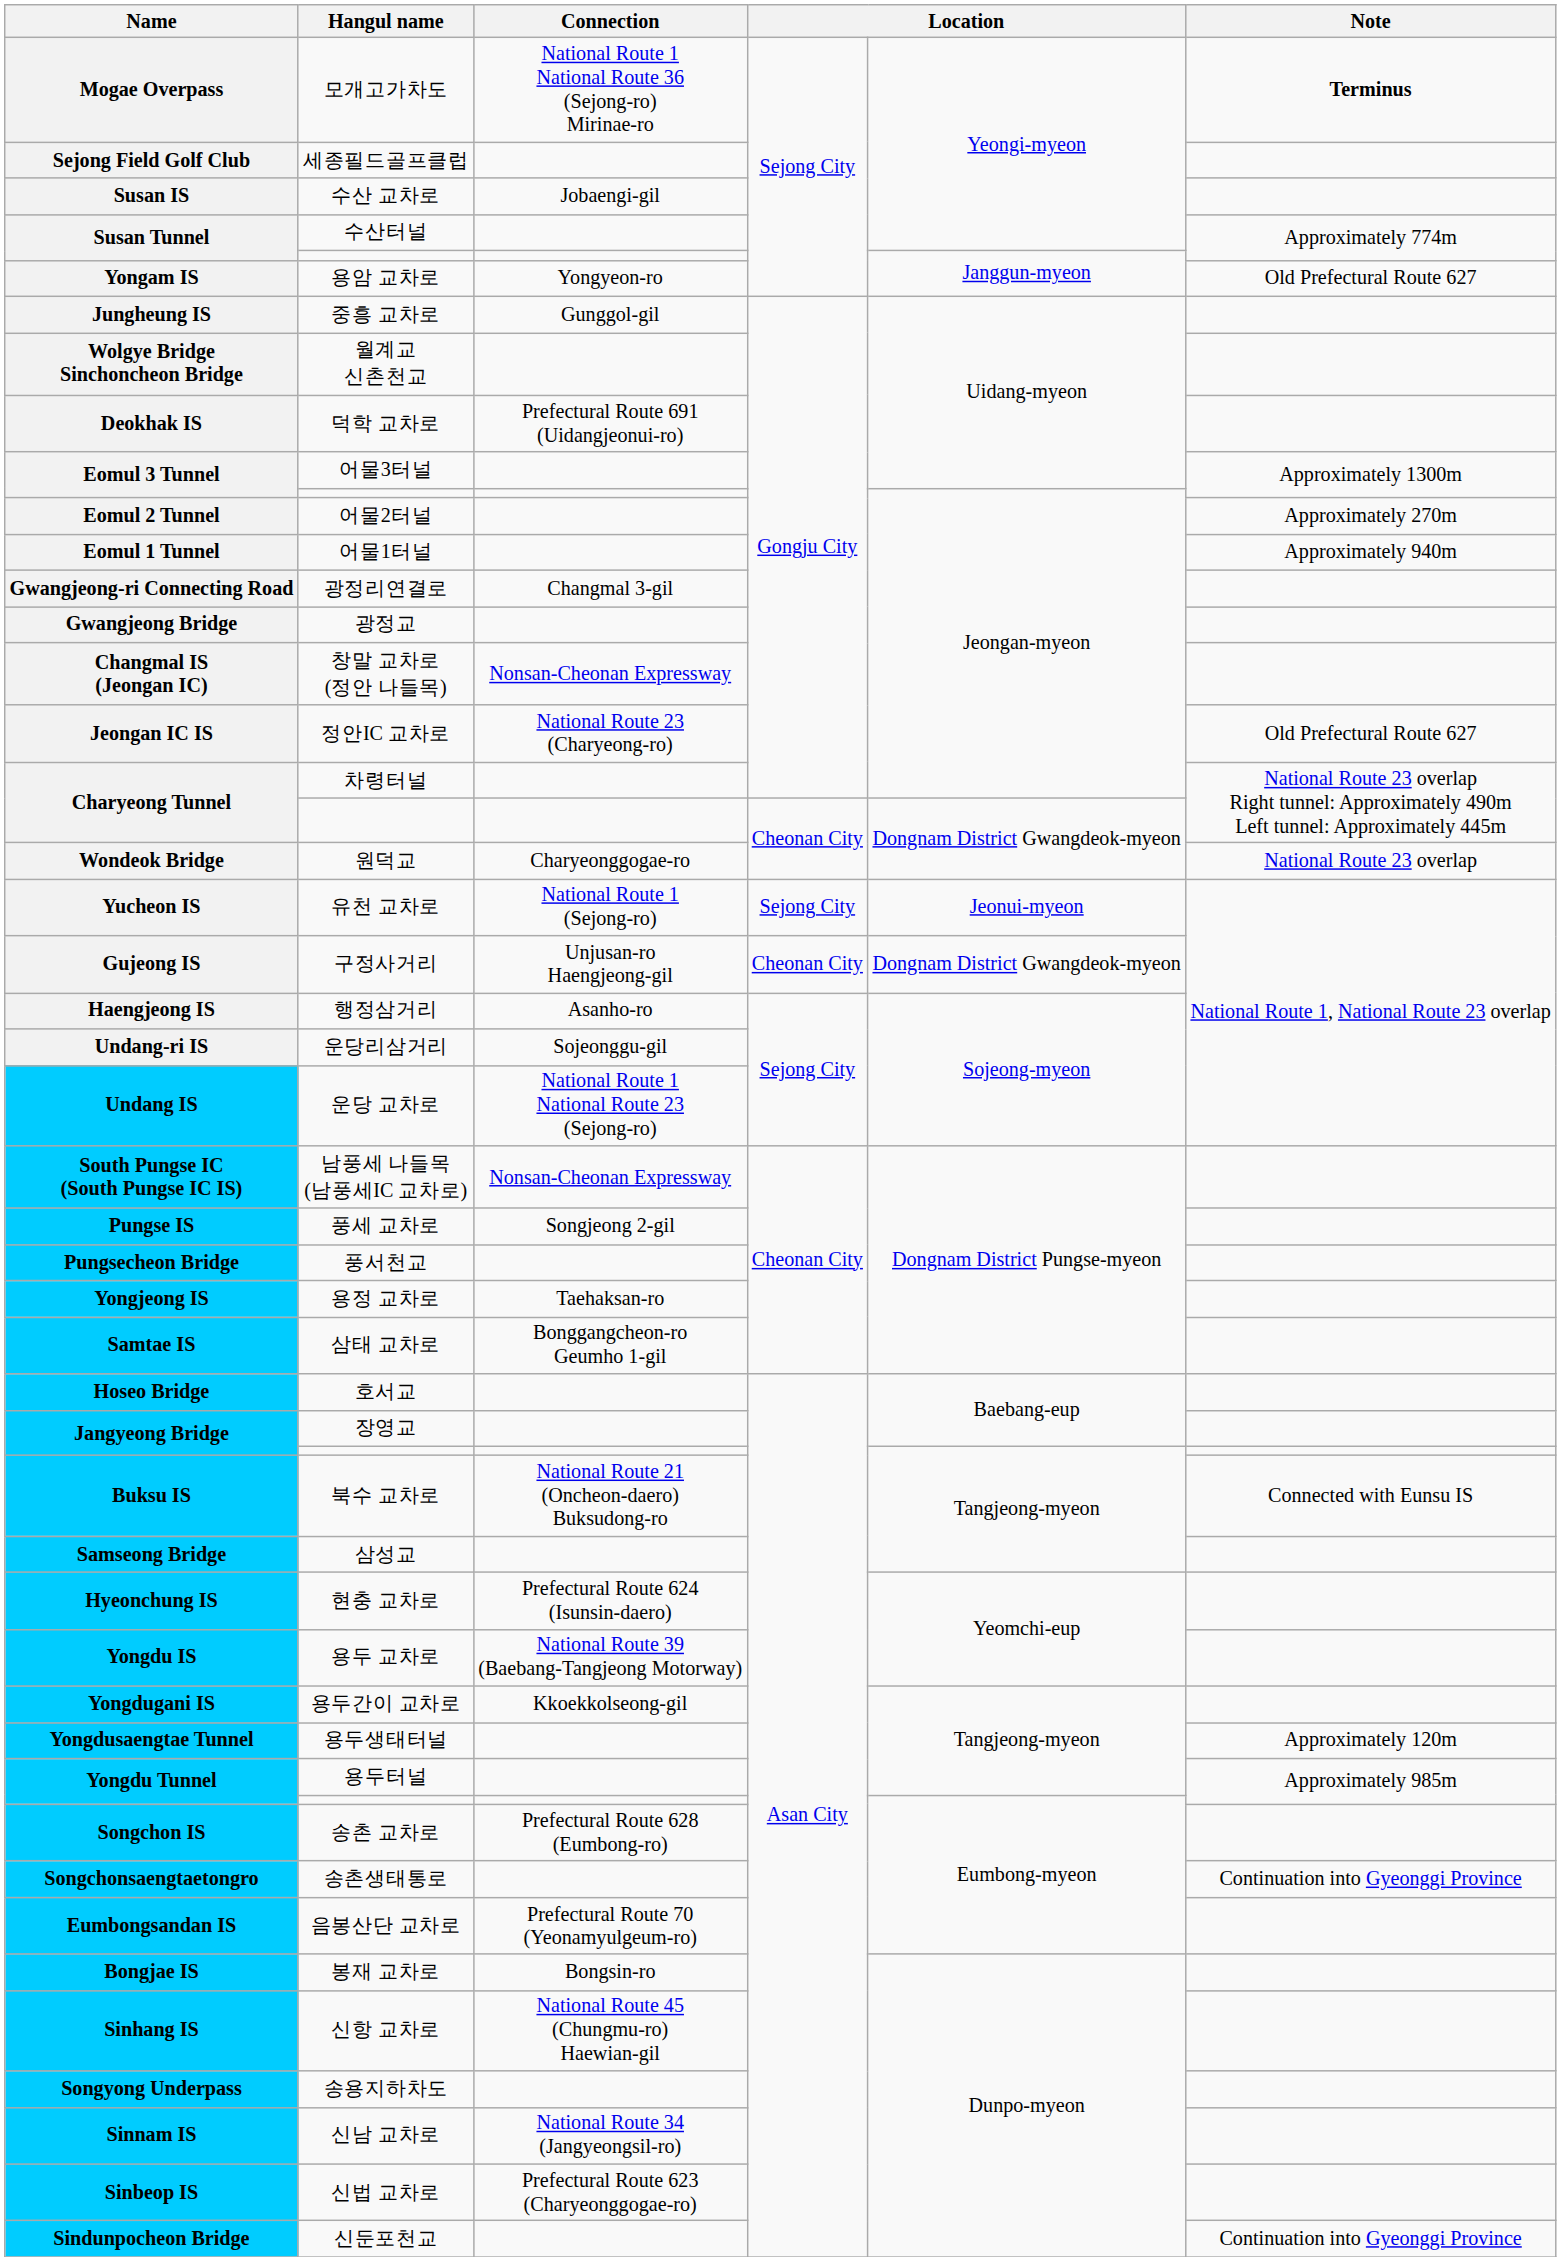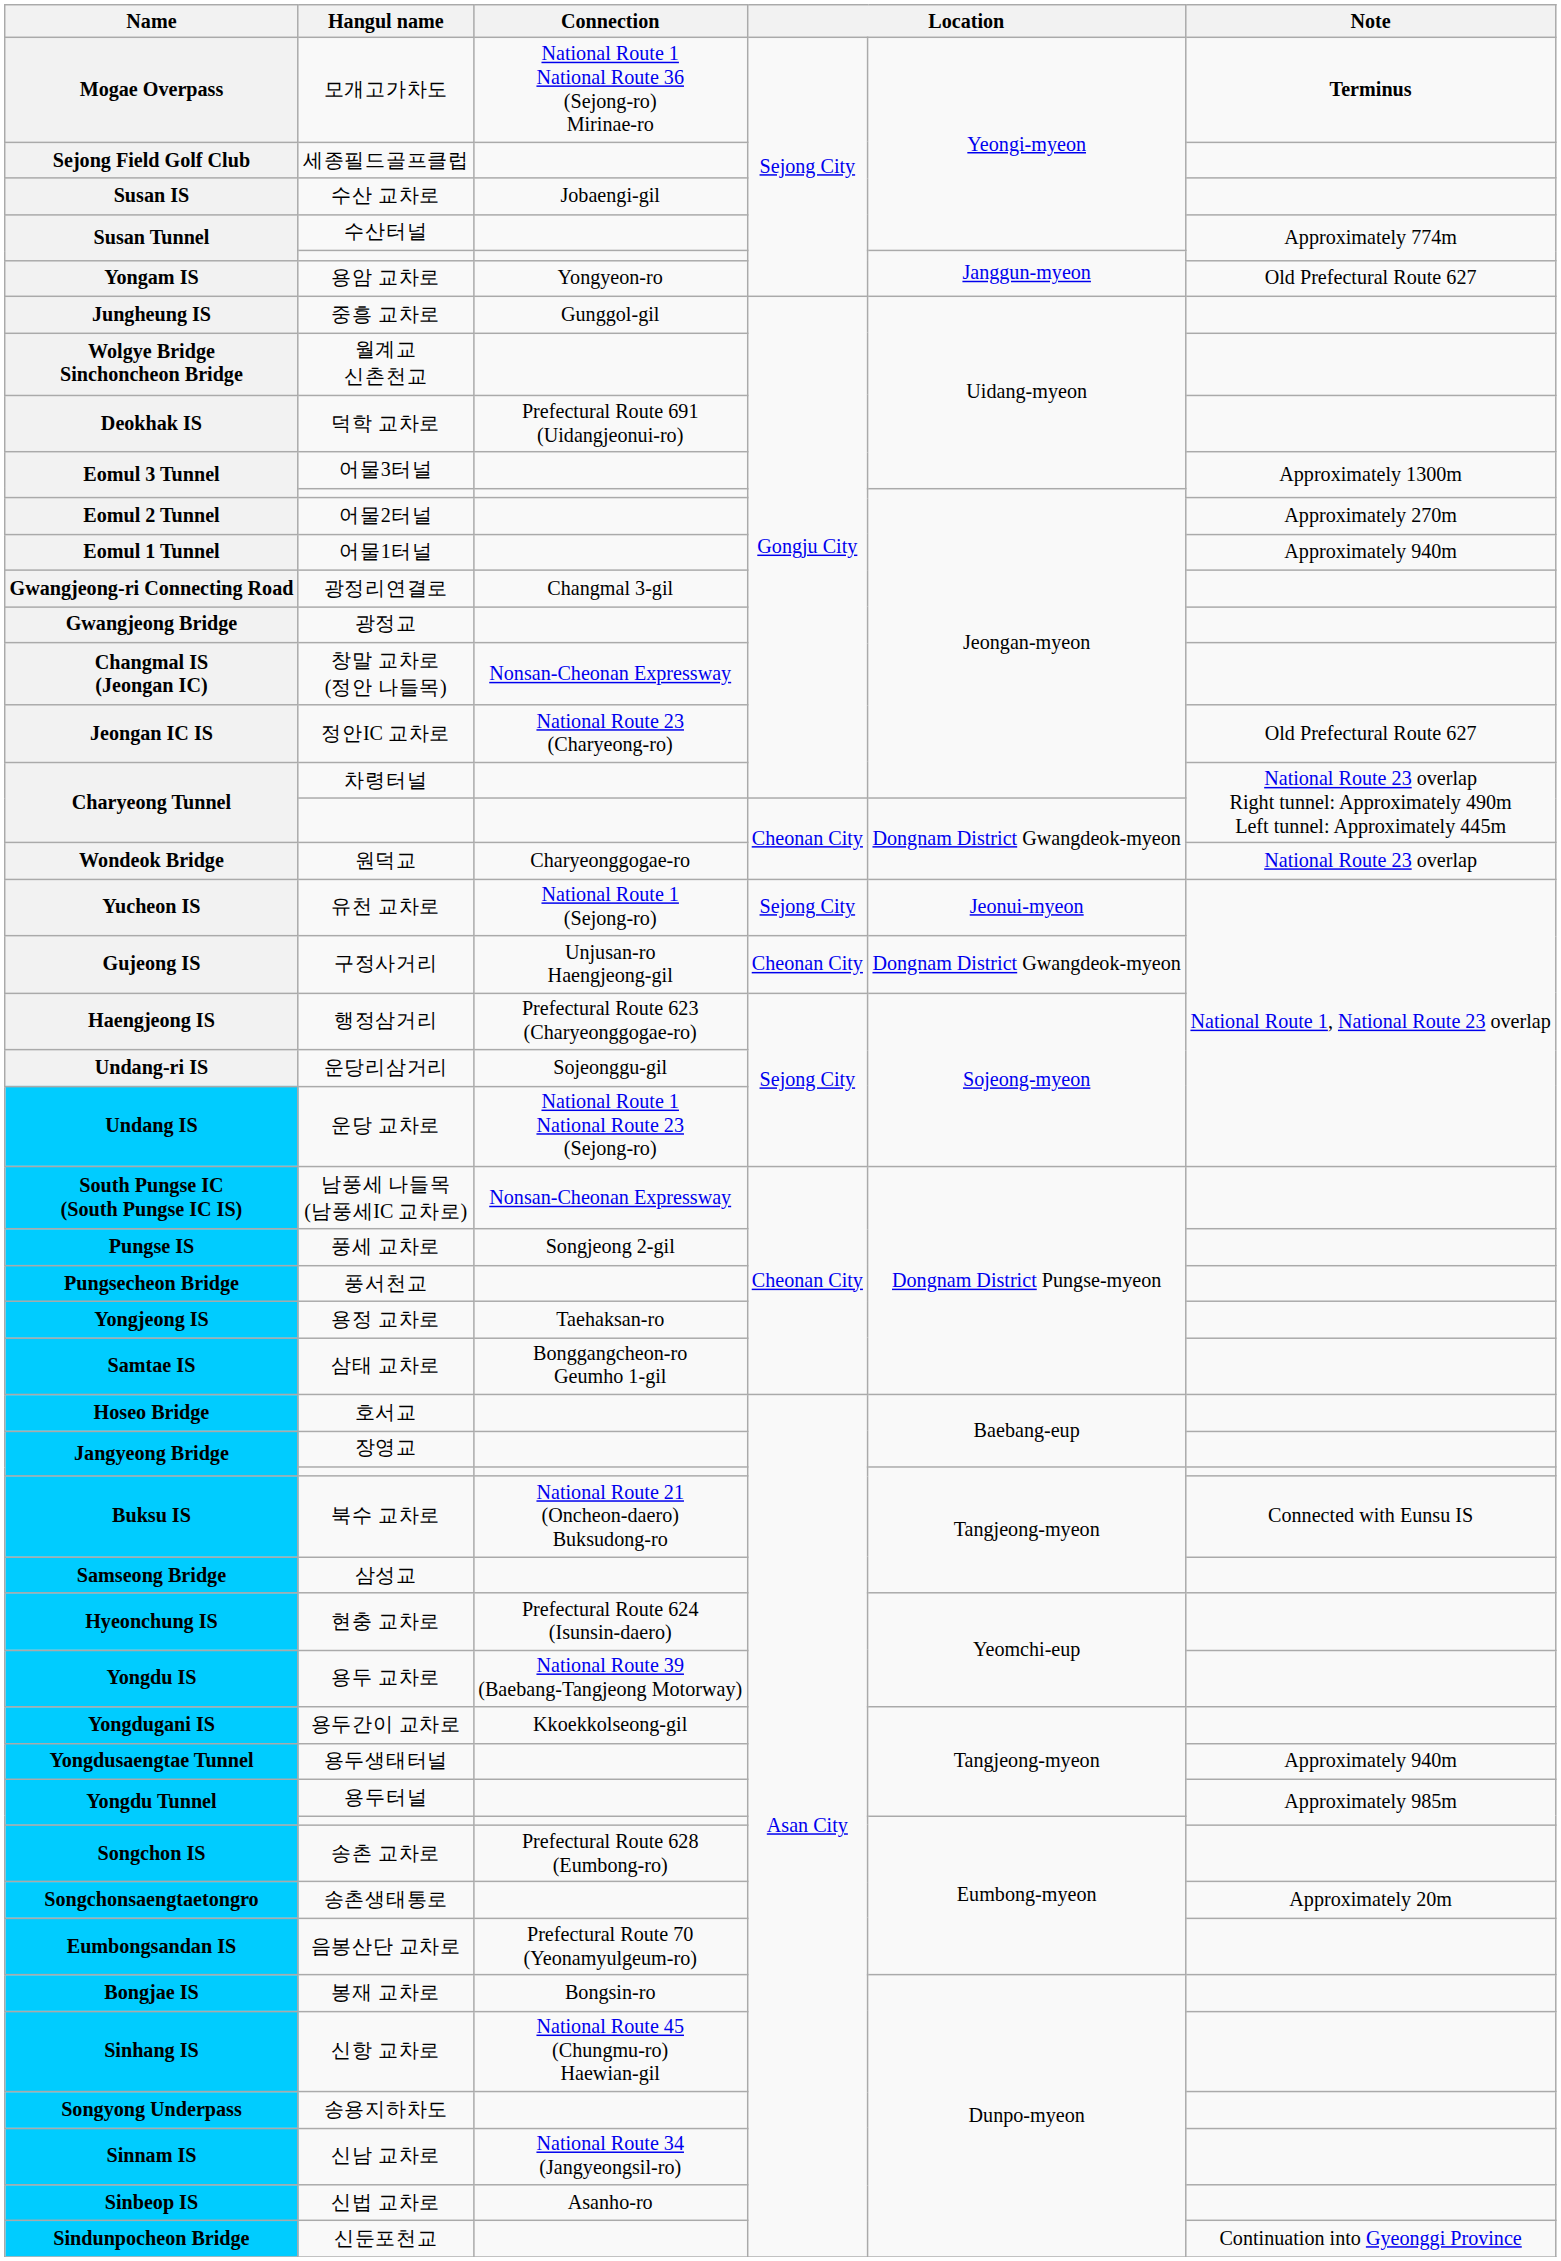(610, 1010) Asanho-ro -> (610, 1020) Prefectural Route 623 (Charyeonggogae-ro)
(1371, 1739) Approximately 120m -> (1371, 1760) Approximately 940m
(1371, 1878) Continuation into Gyeonggi Province -> (1371, 1899) Approximately 20m
(610, 2191) Prefectural Route 623 (Charyeonggogae-ro) -> (610, 2202) Asanho-ro
